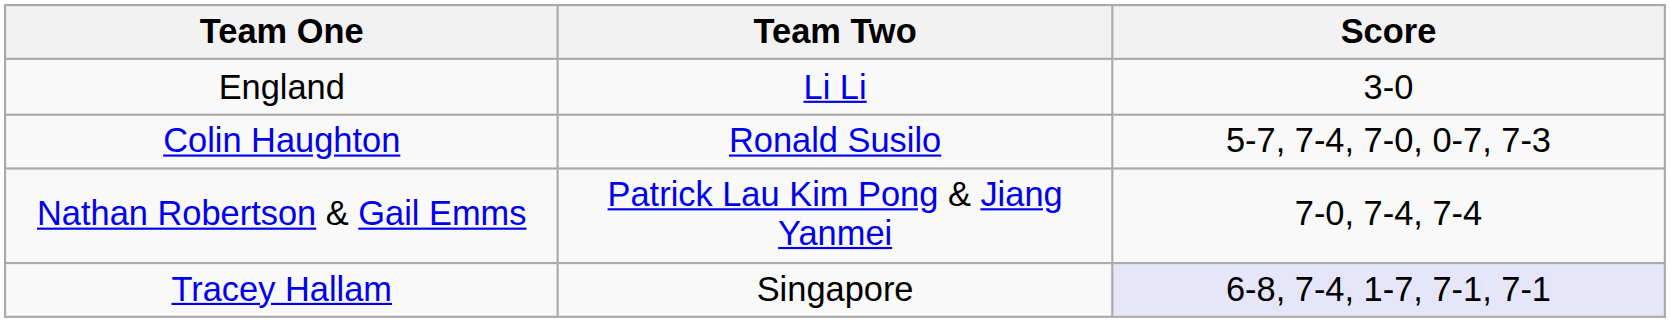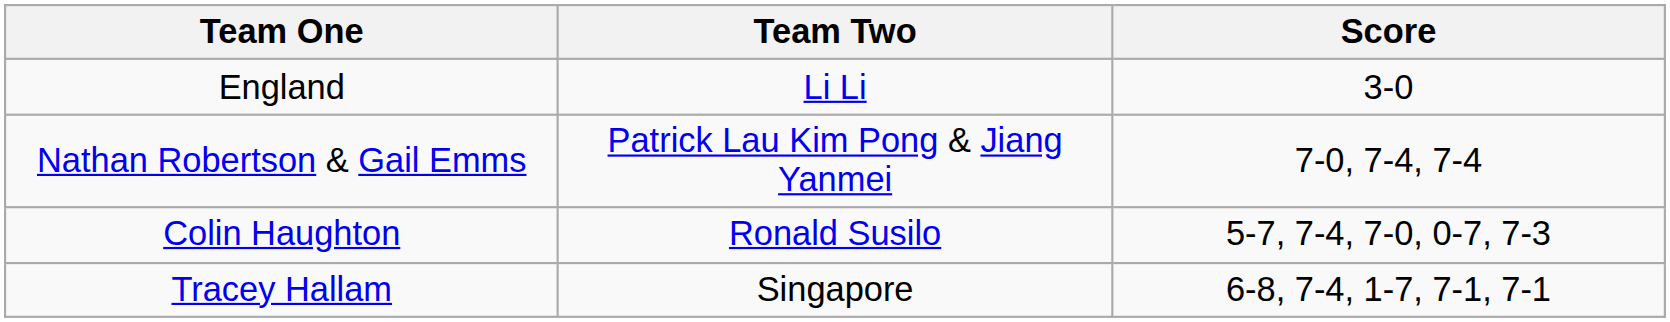rows swapped: (282, 214) <-> (282, 140)
(1388, 288) lavender background -> (1388, 288) no background
